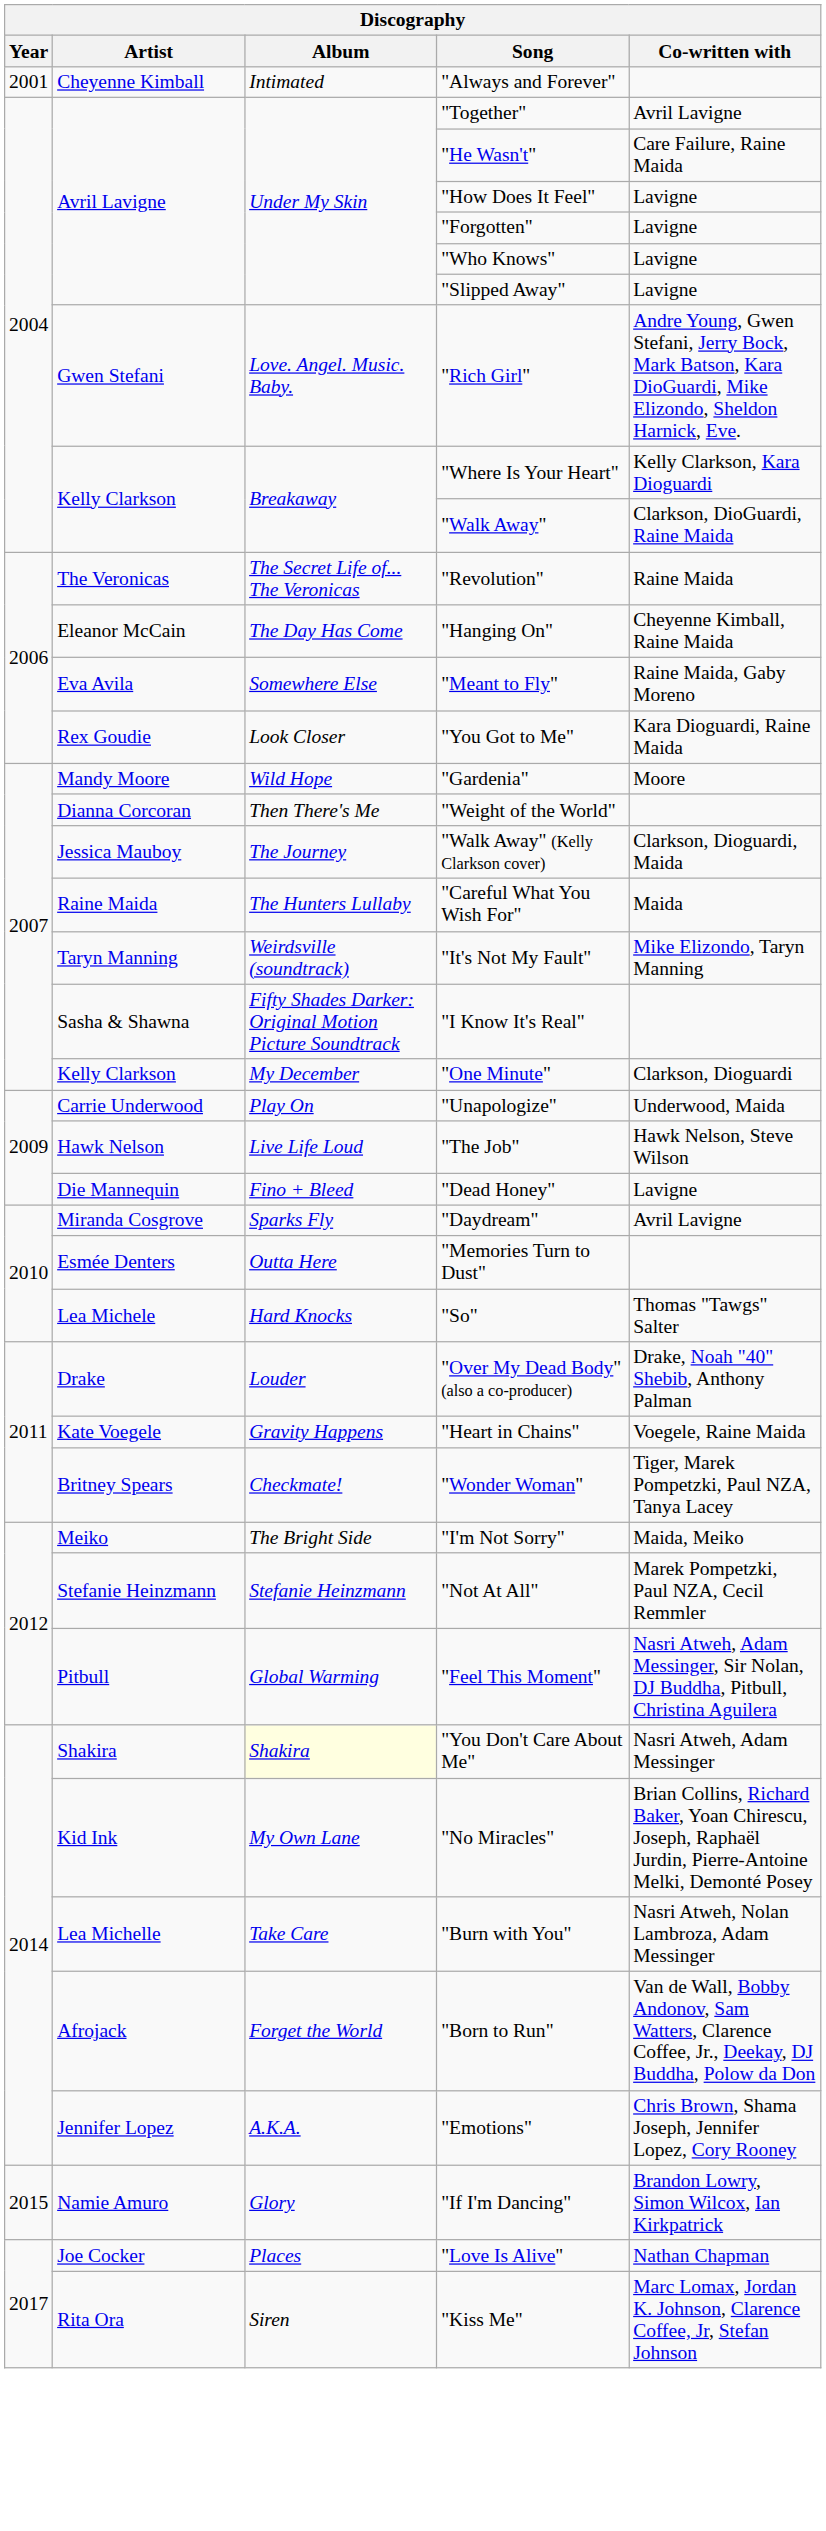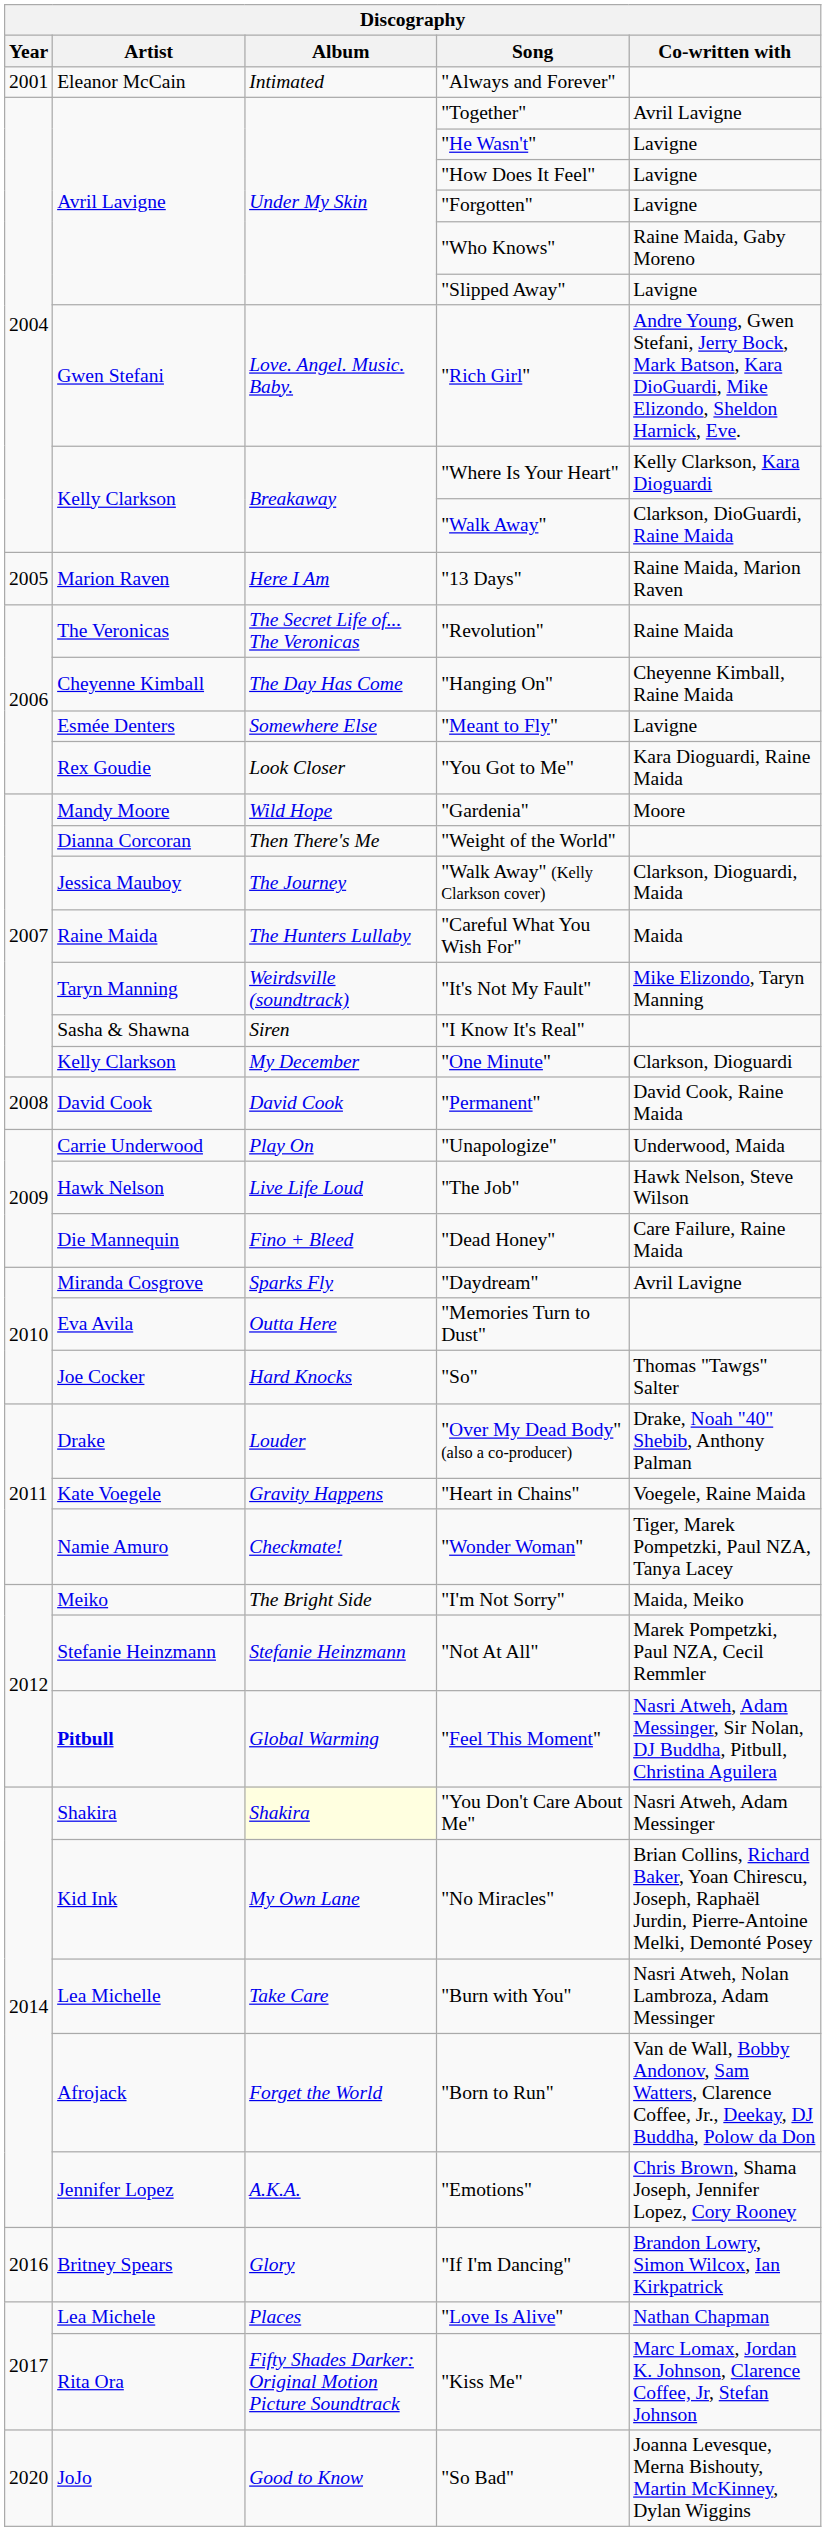(131, 81) Cheyenne Kimball -> (121, 81) Eleanor McCain
(709, 154) Care Failure, Raine Maida -> (665, 143) Lavigne
(665, 258) Lavigne -> (709, 247) Raine Maida, Gaby Moreno
+ row: (481, 578)
(121, 631) Eleanor McCain -> (131, 683) Cheyenne Kimball
(95, 683) Eva Avila -> (116, 725) Esmée Denters
(709, 683) Raine Maida, Gaby Moreno -> (665, 725) Lavigne
(332, 1021) Fifty Shades Darker: Original Motion Picture Soundtrack -> (269, 1030) Siren
+ row: (491, 1103)
(665, 1189) Lavigne -> (709, 1240) Care Failure, Raine Maida
(116, 1262) Esmée Denters -> (95, 1324) Eva Avila
(106, 1315) Lea Michele -> (101, 1376) Joe Cocker
(115, 1484) Britney Spears -> (113, 1546) Namie Amuro
(83, 1676) normal -> (85, 1738) bold
(29, 2202) 2015 -> (29, 2264) 2016
(113, 2202) Namie Amuro -> (115, 2264) Britney Spears
(101, 2255) Joe Cocker -> (106, 2317) Lea Michele
(269, 2319) Siren -> (332, 2381) Fifty Shades Darker: Original Motion Picture Soundtrack
+ row: (478, 2478)
